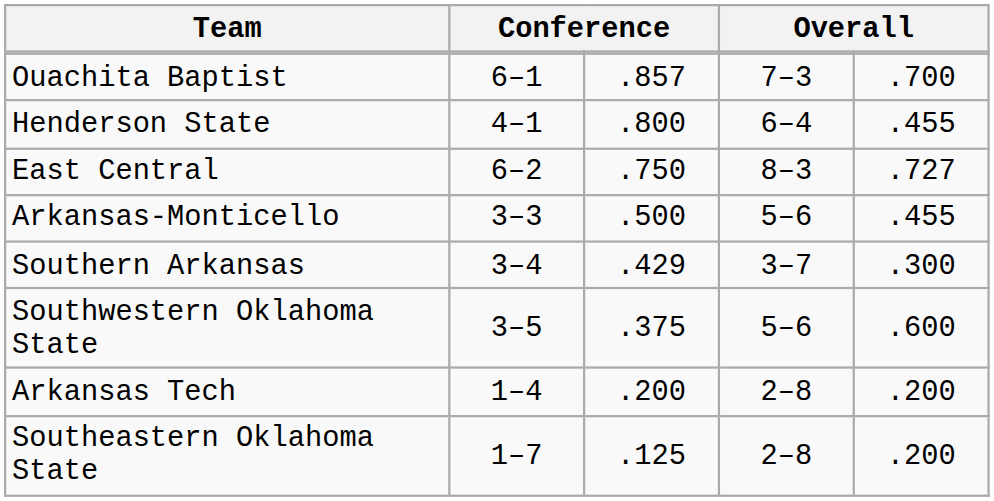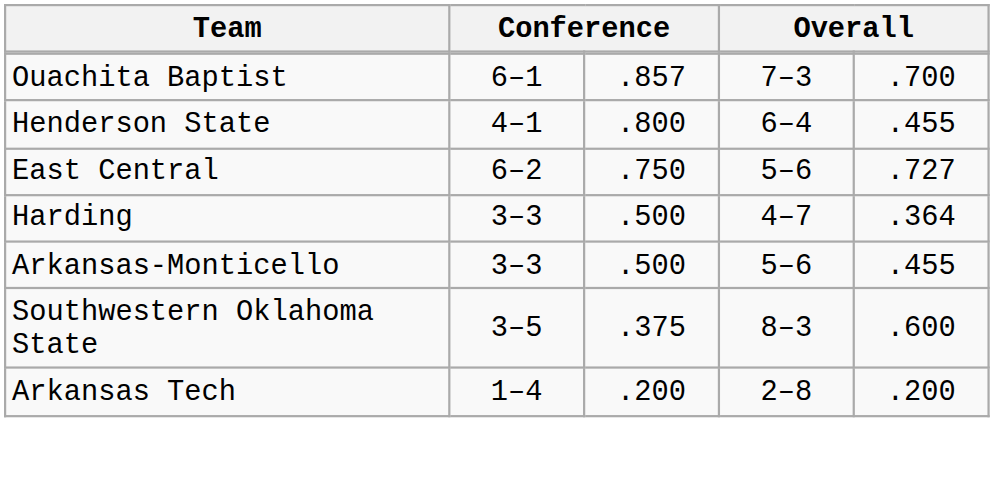(786, 171) 8–3 -> (786, 171) 5–6
+ row: (72, 218)
- row: (158, 265)
(786, 328) 5–6 -> (786, 328) 8–3
- row: (193, 455)
